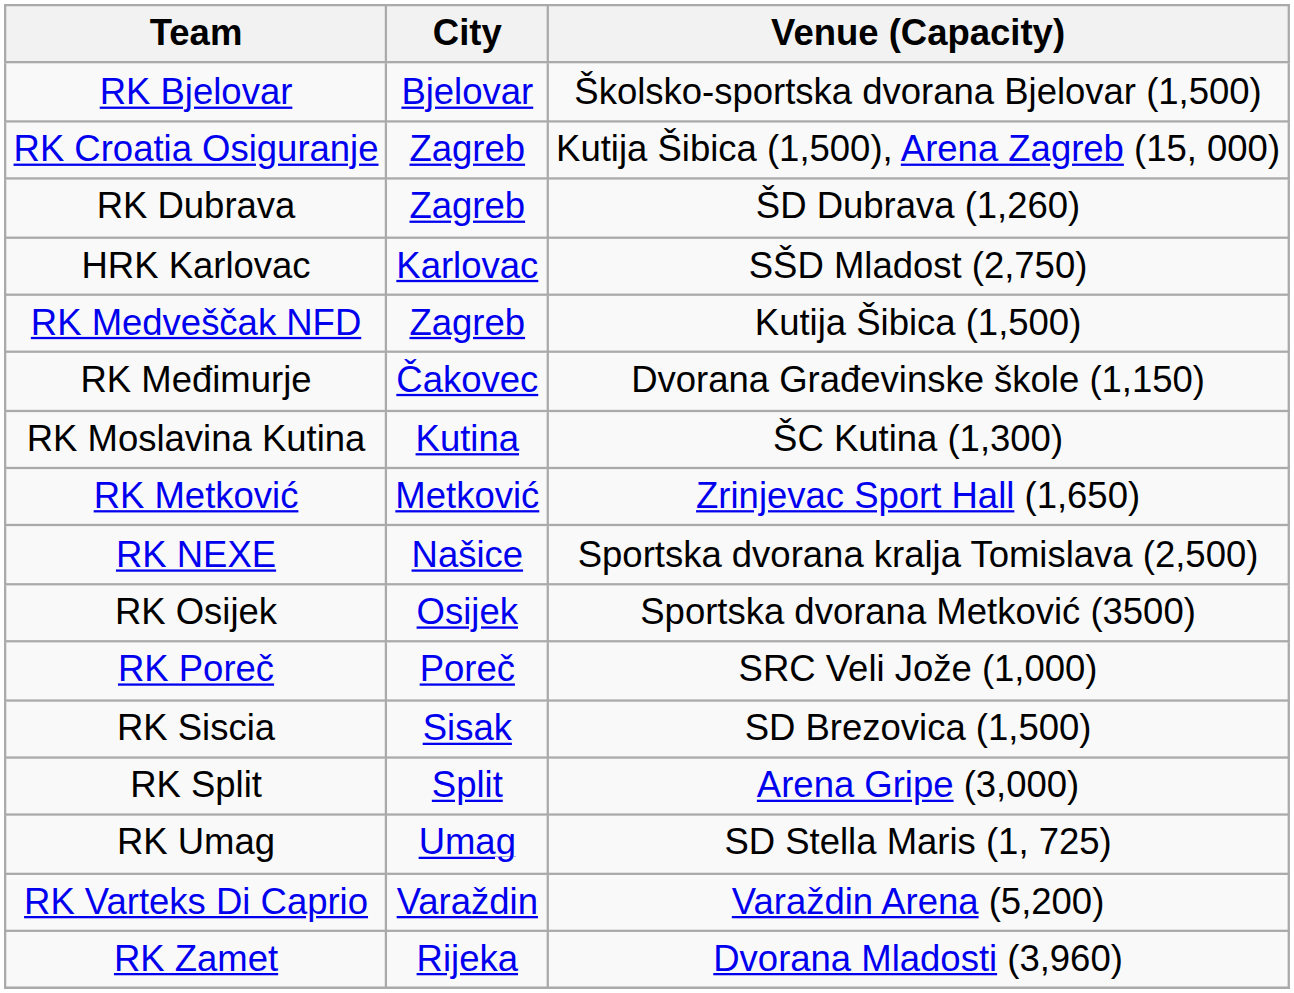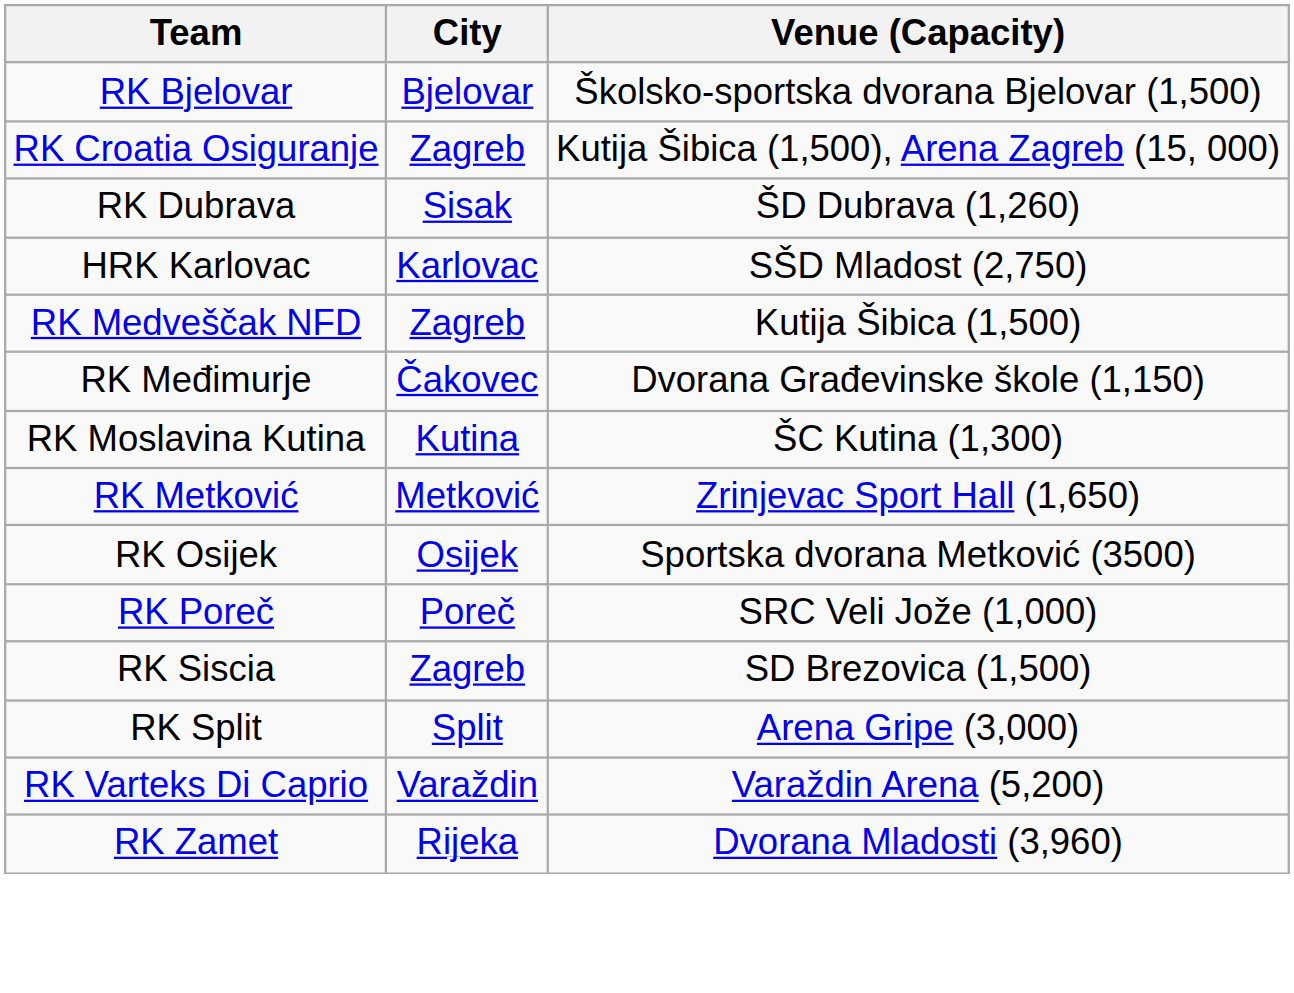(467, 206) Zagreb -> (467, 206) Sisak
- row: (196, 554)
(467, 727) Sisak -> (467, 669) Zagreb
- row: (196, 843)
